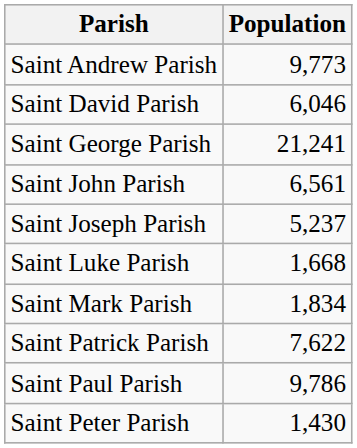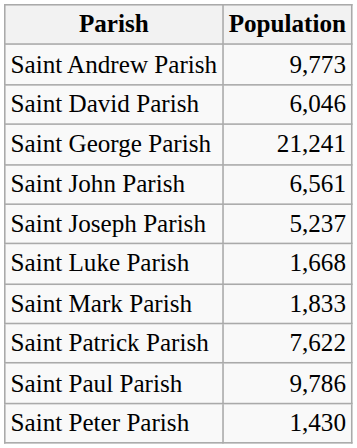(318, 303) 1,834 -> (318, 303) 1,833
